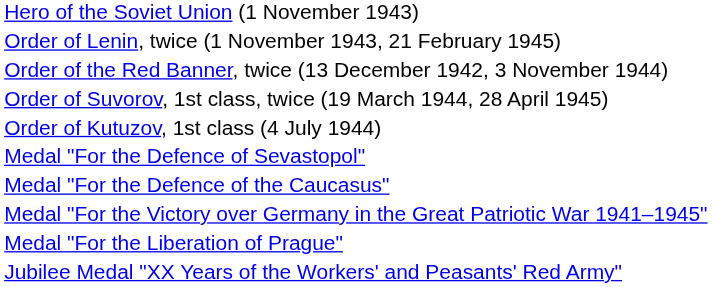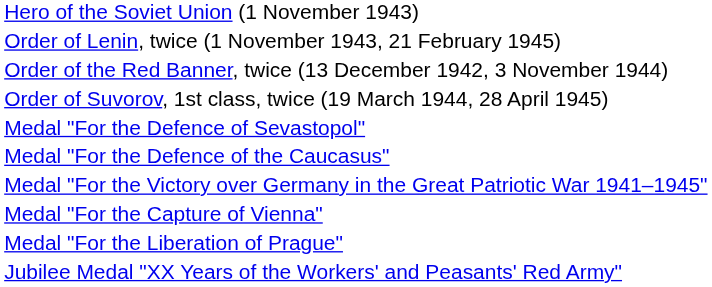- row: (193, 127)
+ row: (163, 214)
